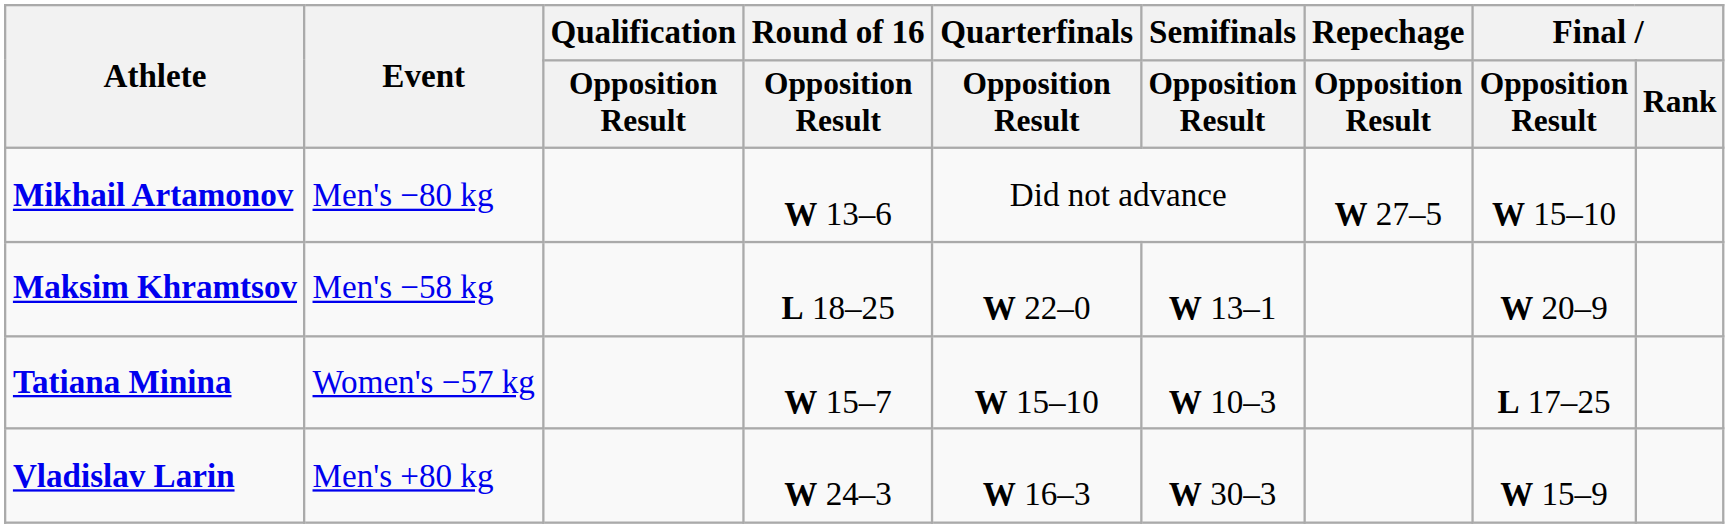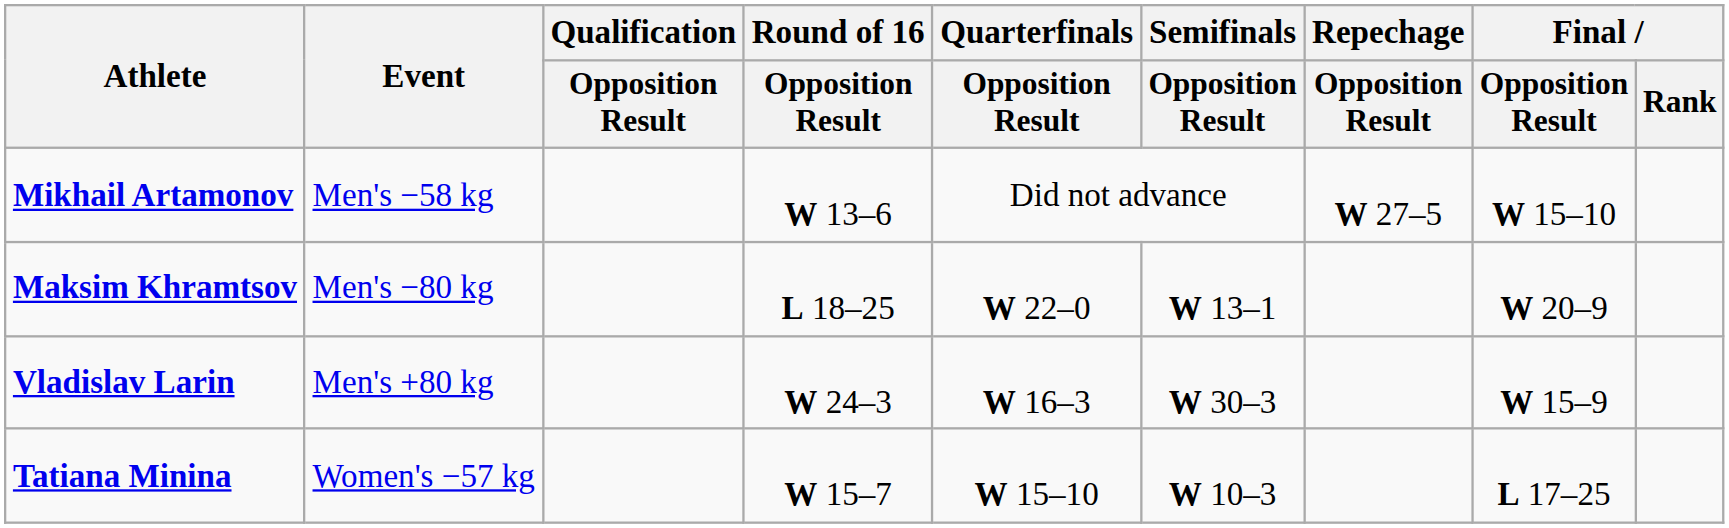(403, 194) Men's −80 kg -> (403, 194) Men's −58 kg
(403, 288) Men's −58 kg -> (403, 288) Men's −80 kg
rows swapped: (124, 476) <-> (122, 382)
